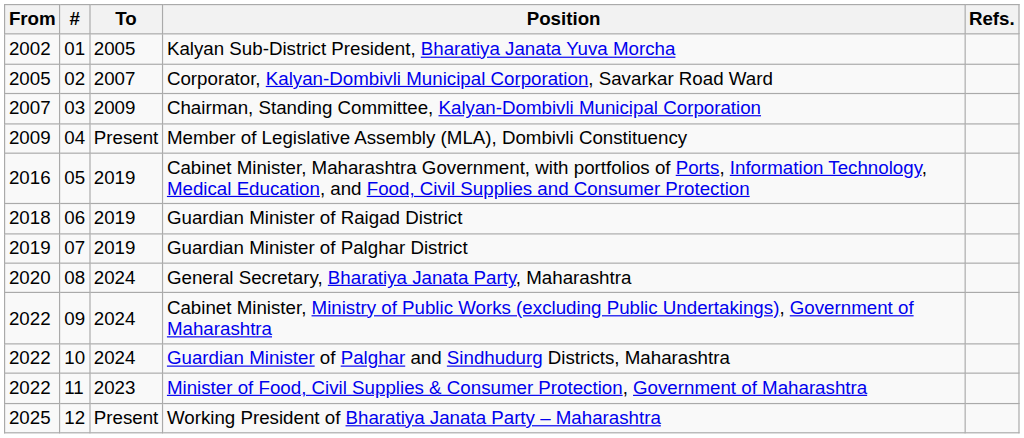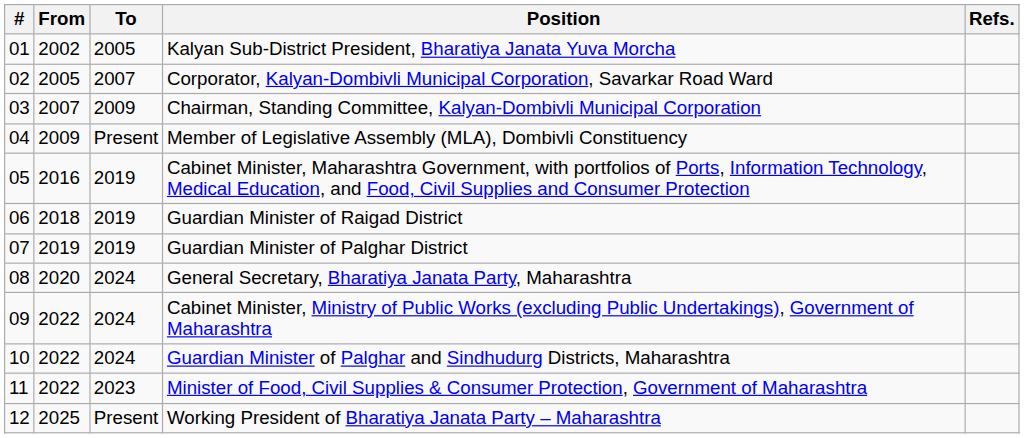columns swapped: (75, 19) <-> (32, 19)
